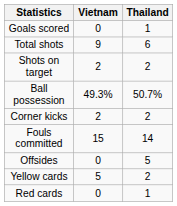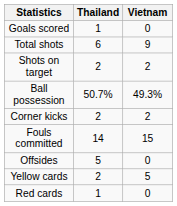columns swapped: (148, 12) <-> (98, 12)
